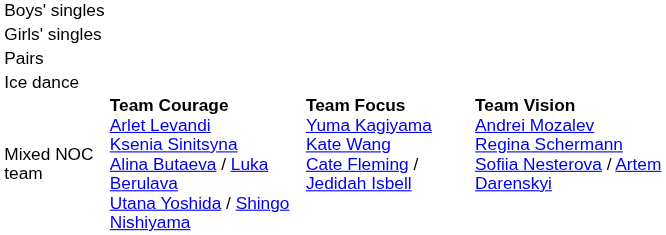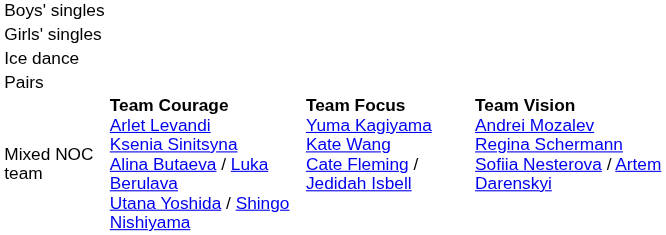rows swapped: (24, 58) <-> (42, 82)
